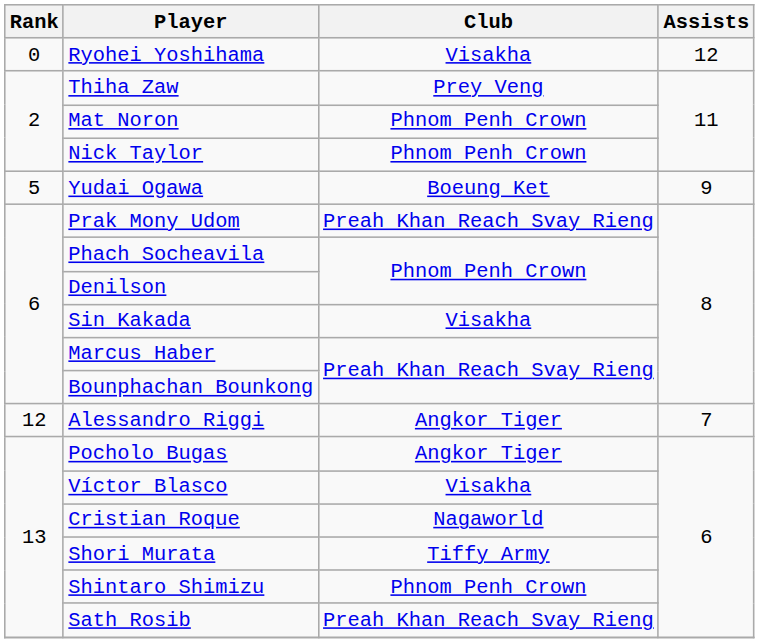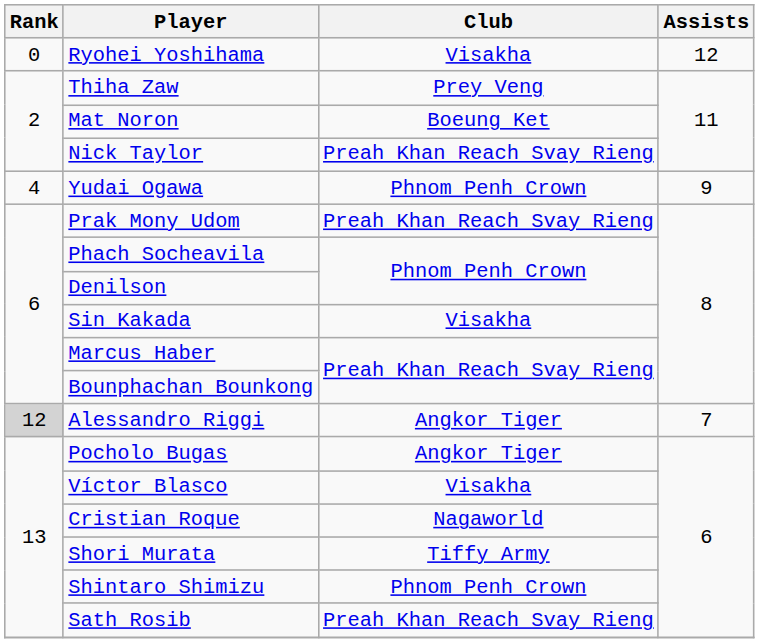(488, 121) Phnom Penh Crown -> (488, 121) Boeung Ket
(488, 154) Phnom Penh Crown -> (488, 154) Preah Khan Reach Svay Rieng
(34, 188) 5 -> (34, 188) 4
(488, 188) Boeung Ket -> (488, 188) Phnom Penh Crown
(34, 421) no background -> (34, 421) lightgrey background
